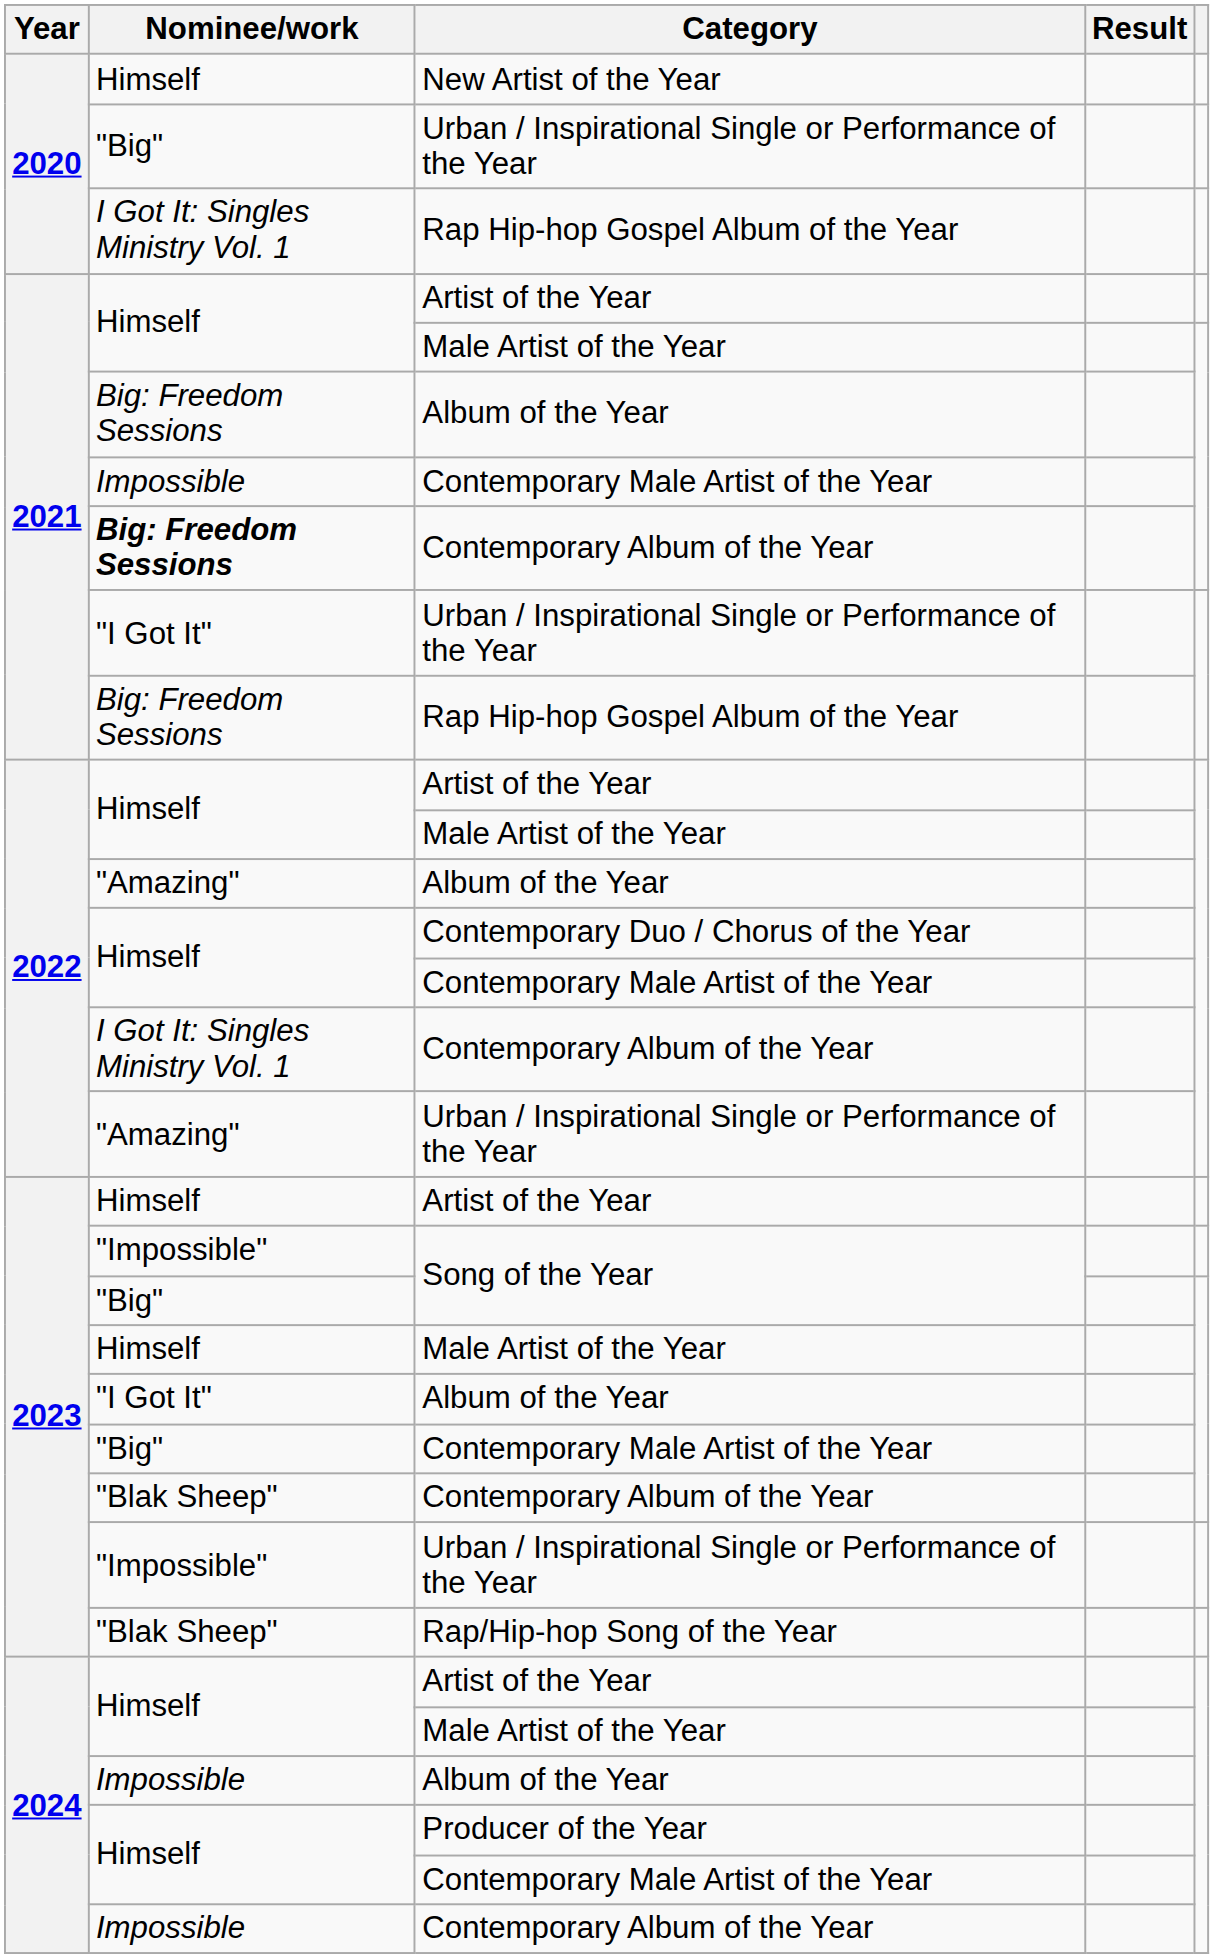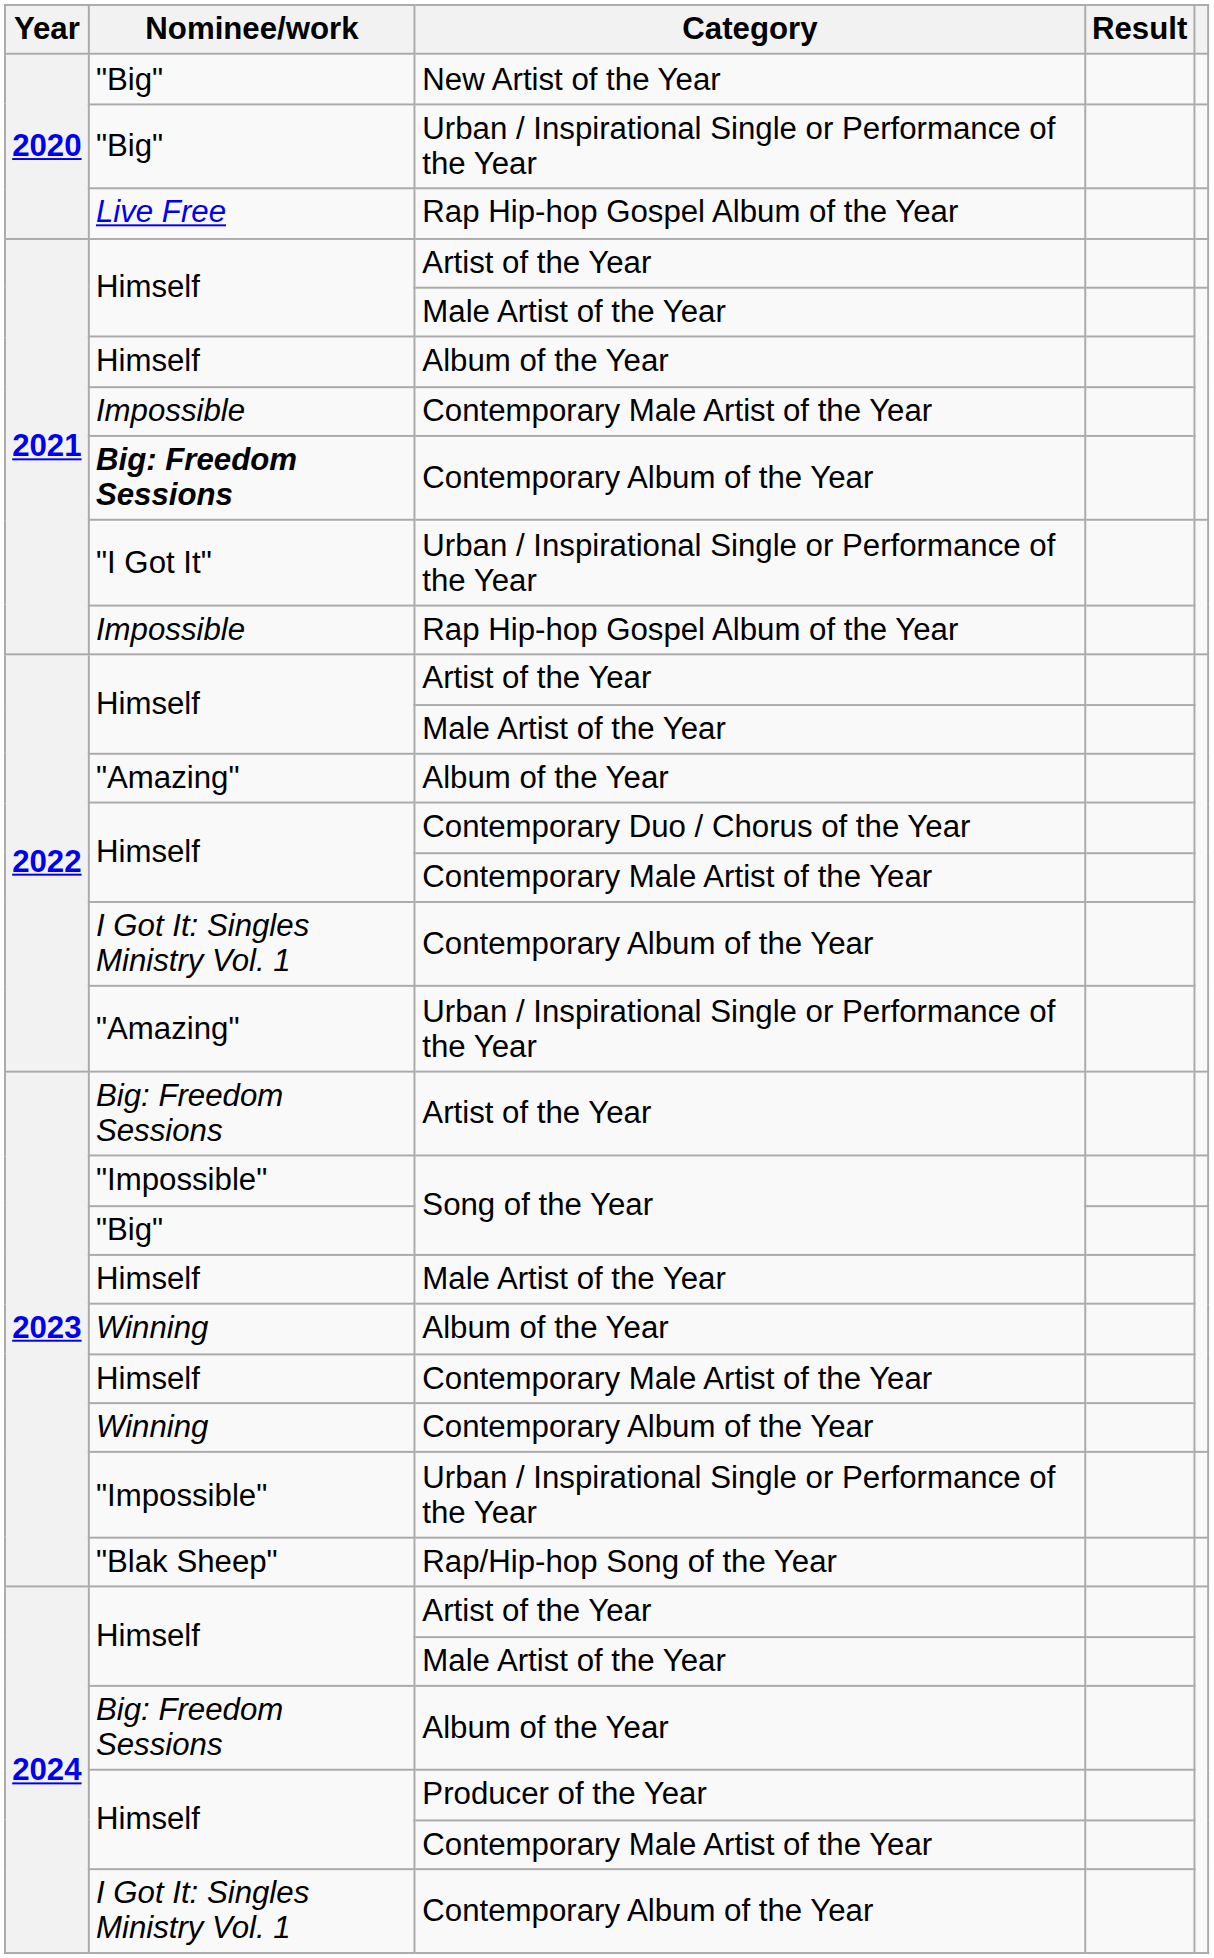(148, 78) Himself -> (130, 78) "Big"
(203, 230) I Got It: Singles Ministry Vol. 1 -> (161, 212) Live Free
(190, 413) Big: Freedom Sessions -> (148, 361) Himself
(190, 717) Big: Freedom Sessions -> (171, 629) Impossible
(148, 1200) Himself -> (190, 1112) Big: Freedom Sessions
(154, 1398) "I Got It" -> (152, 1328) Winning
(130, 1448) "Big" -> (148, 1377) Himself
(187, 1497) "Blak Sheep" -> (152, 1427) Winning
(171, 1780) Impossible -> (190, 1727) Big: Freedom Sessions
(171, 1928) Impossible -> (203, 1910) I Got It: Singles Ministry Vol. 1
